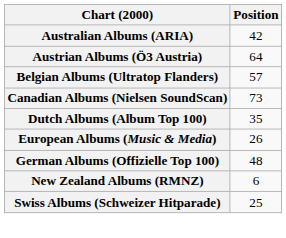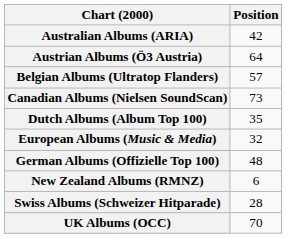(256, 139) 26 -> (256, 139) 32
(256, 202) 25 -> (256, 202) 28
+ row: (117, 222)
